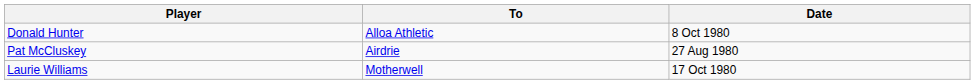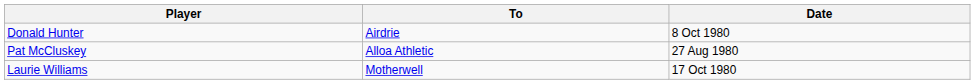(399, 33) Alloa Athletic -> (383, 33) Airdrie
(383, 51) Airdrie -> (399, 51) Alloa Athletic
